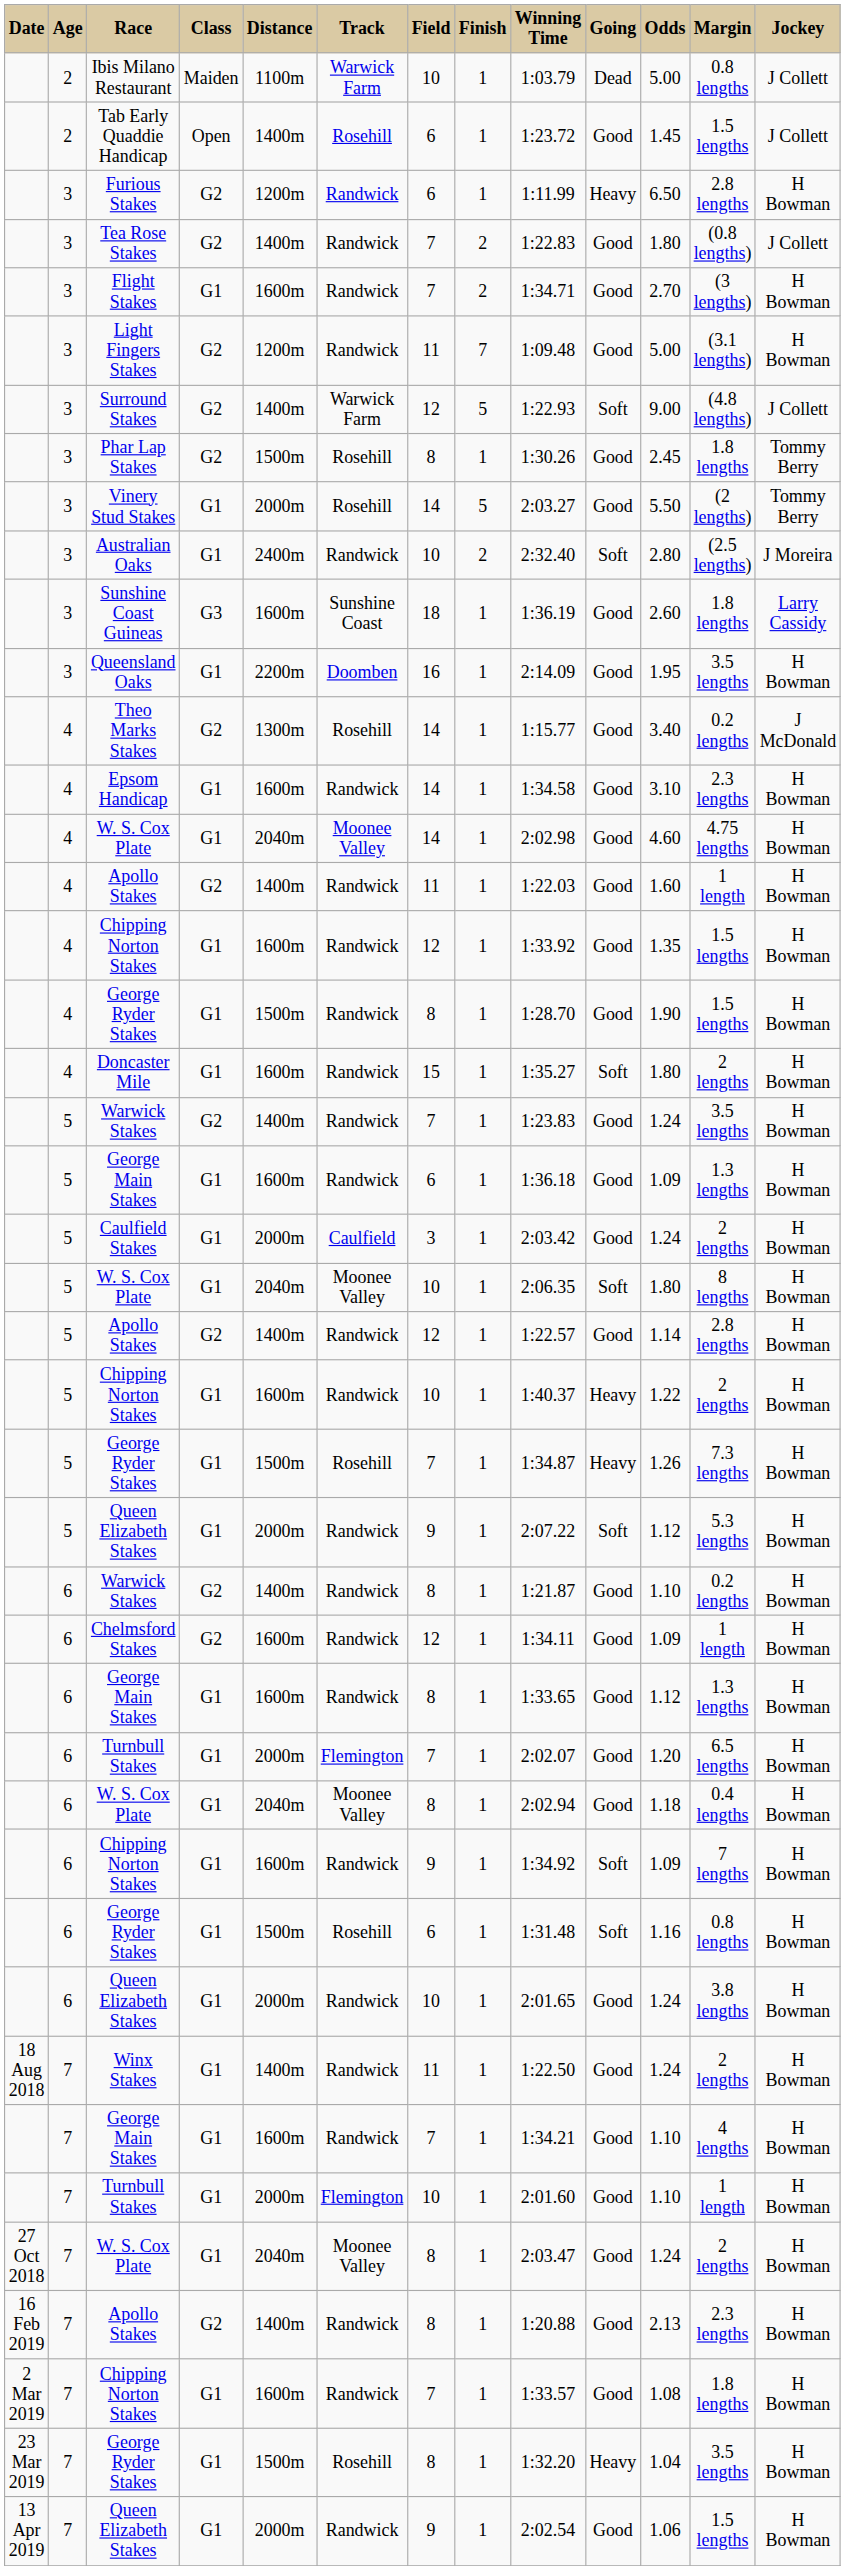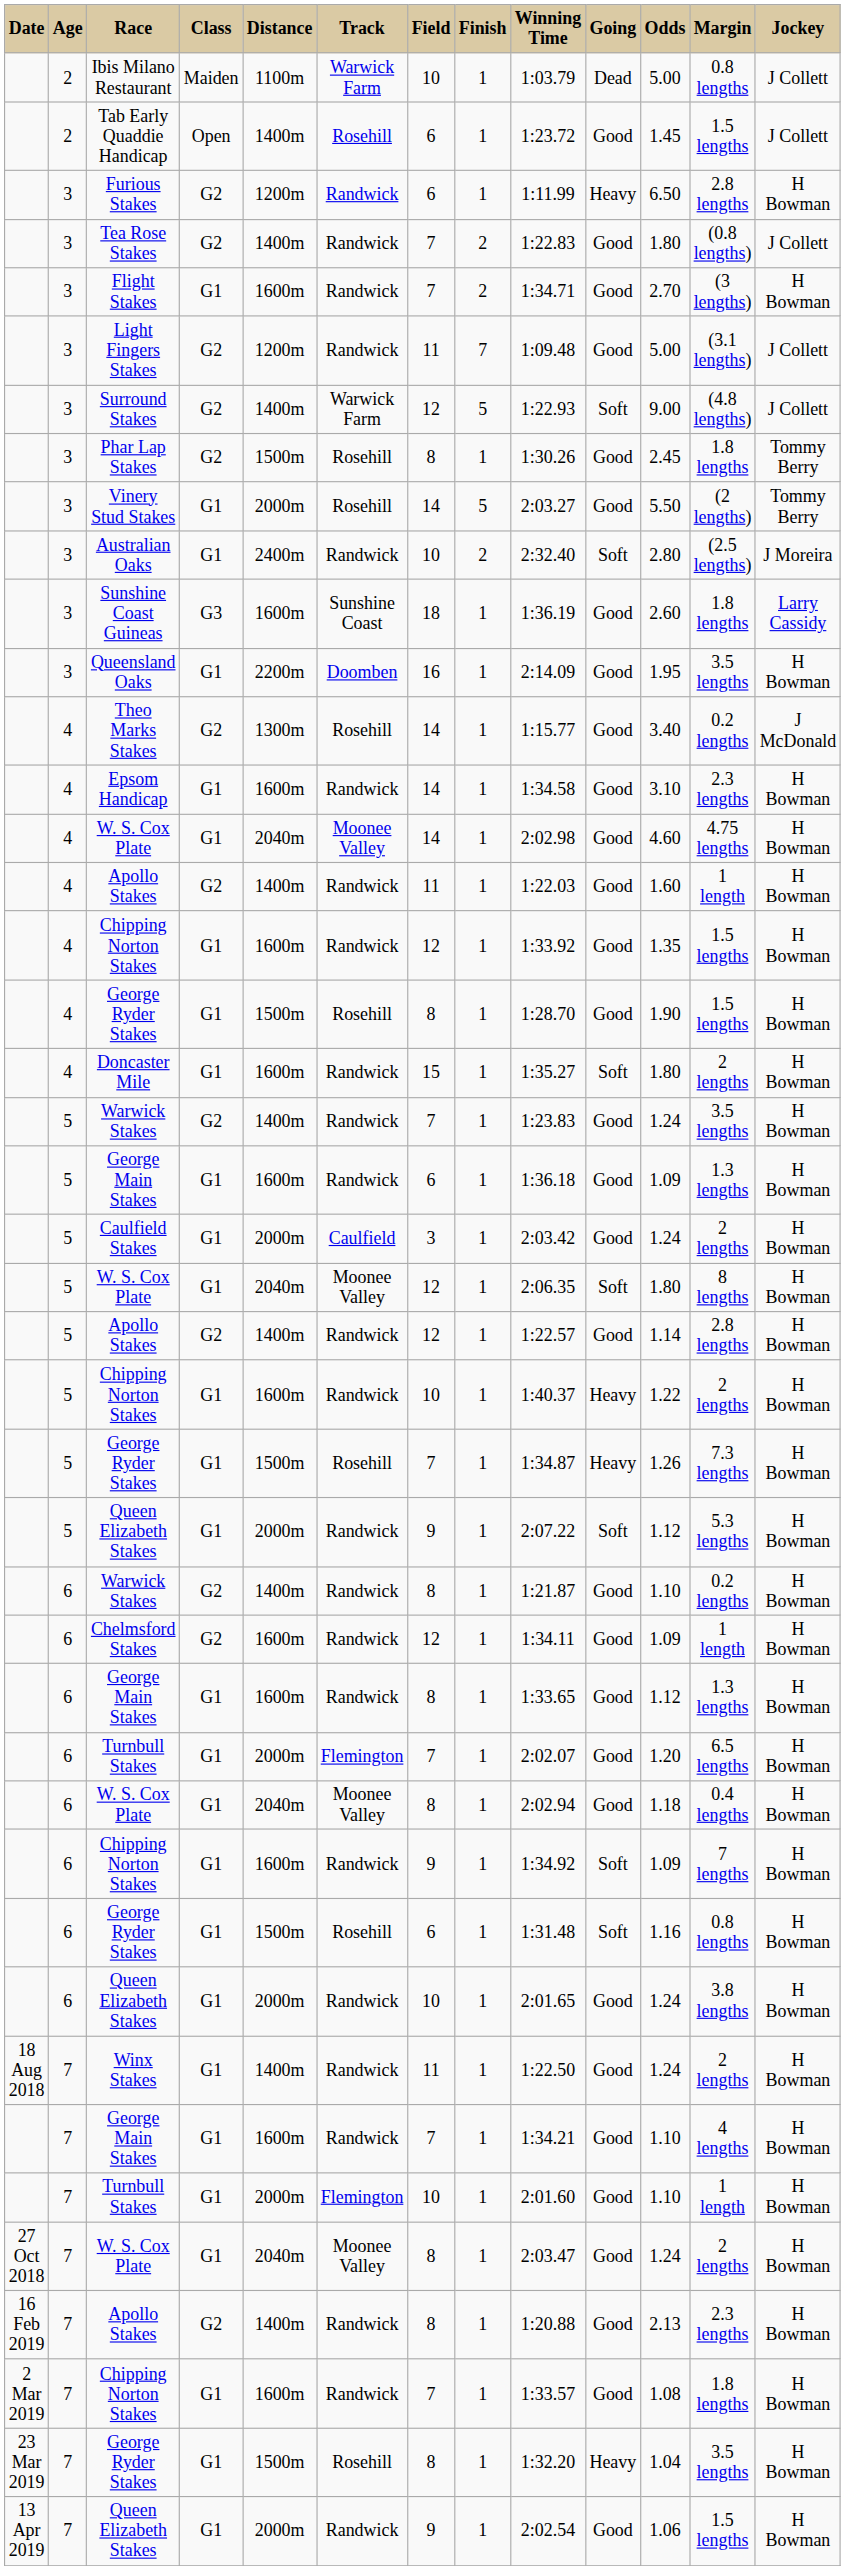(798, 350) H Bowman -> (798, 350) J Collett
(362, 1014) Randwick -> (362, 1014) Rosehill
(431, 1287) 10 -> (431, 1287) 12
